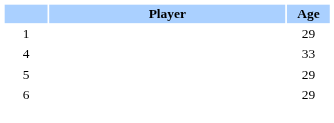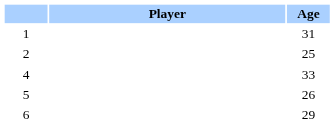(308, 34) 29 -> (308, 34) 31
+ row: (26, 54)
(308, 74) 29 -> (308, 94) 26
